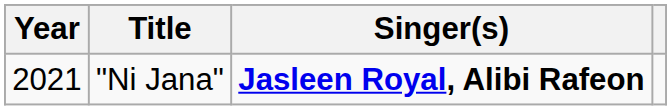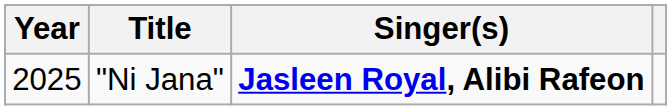(47, 78) 2021 -> (47, 78) 2025
